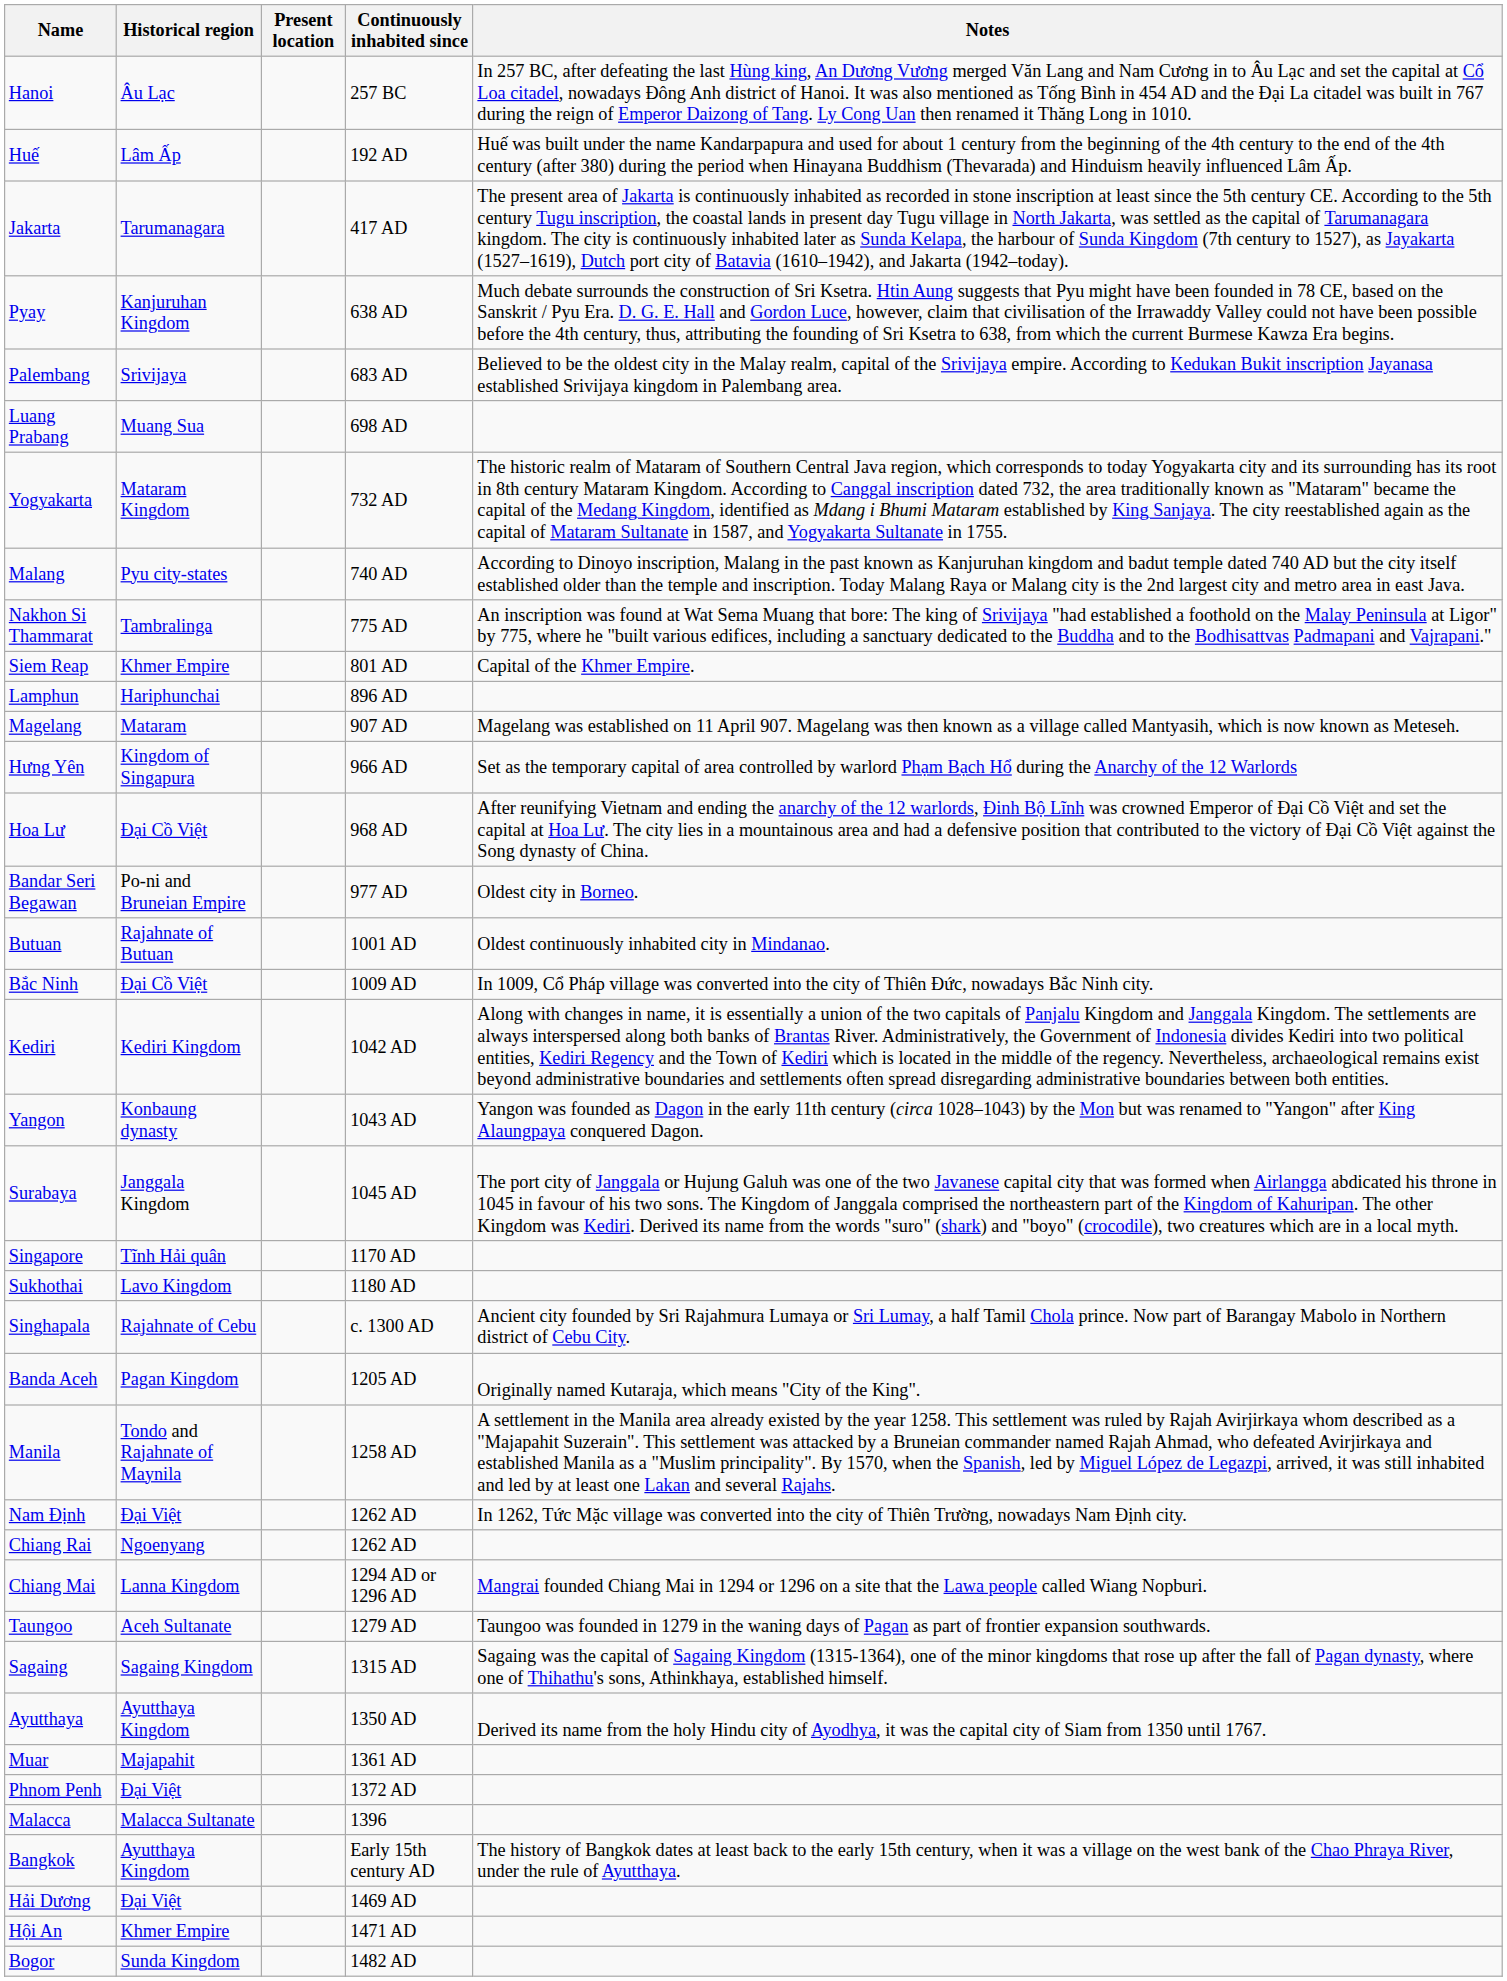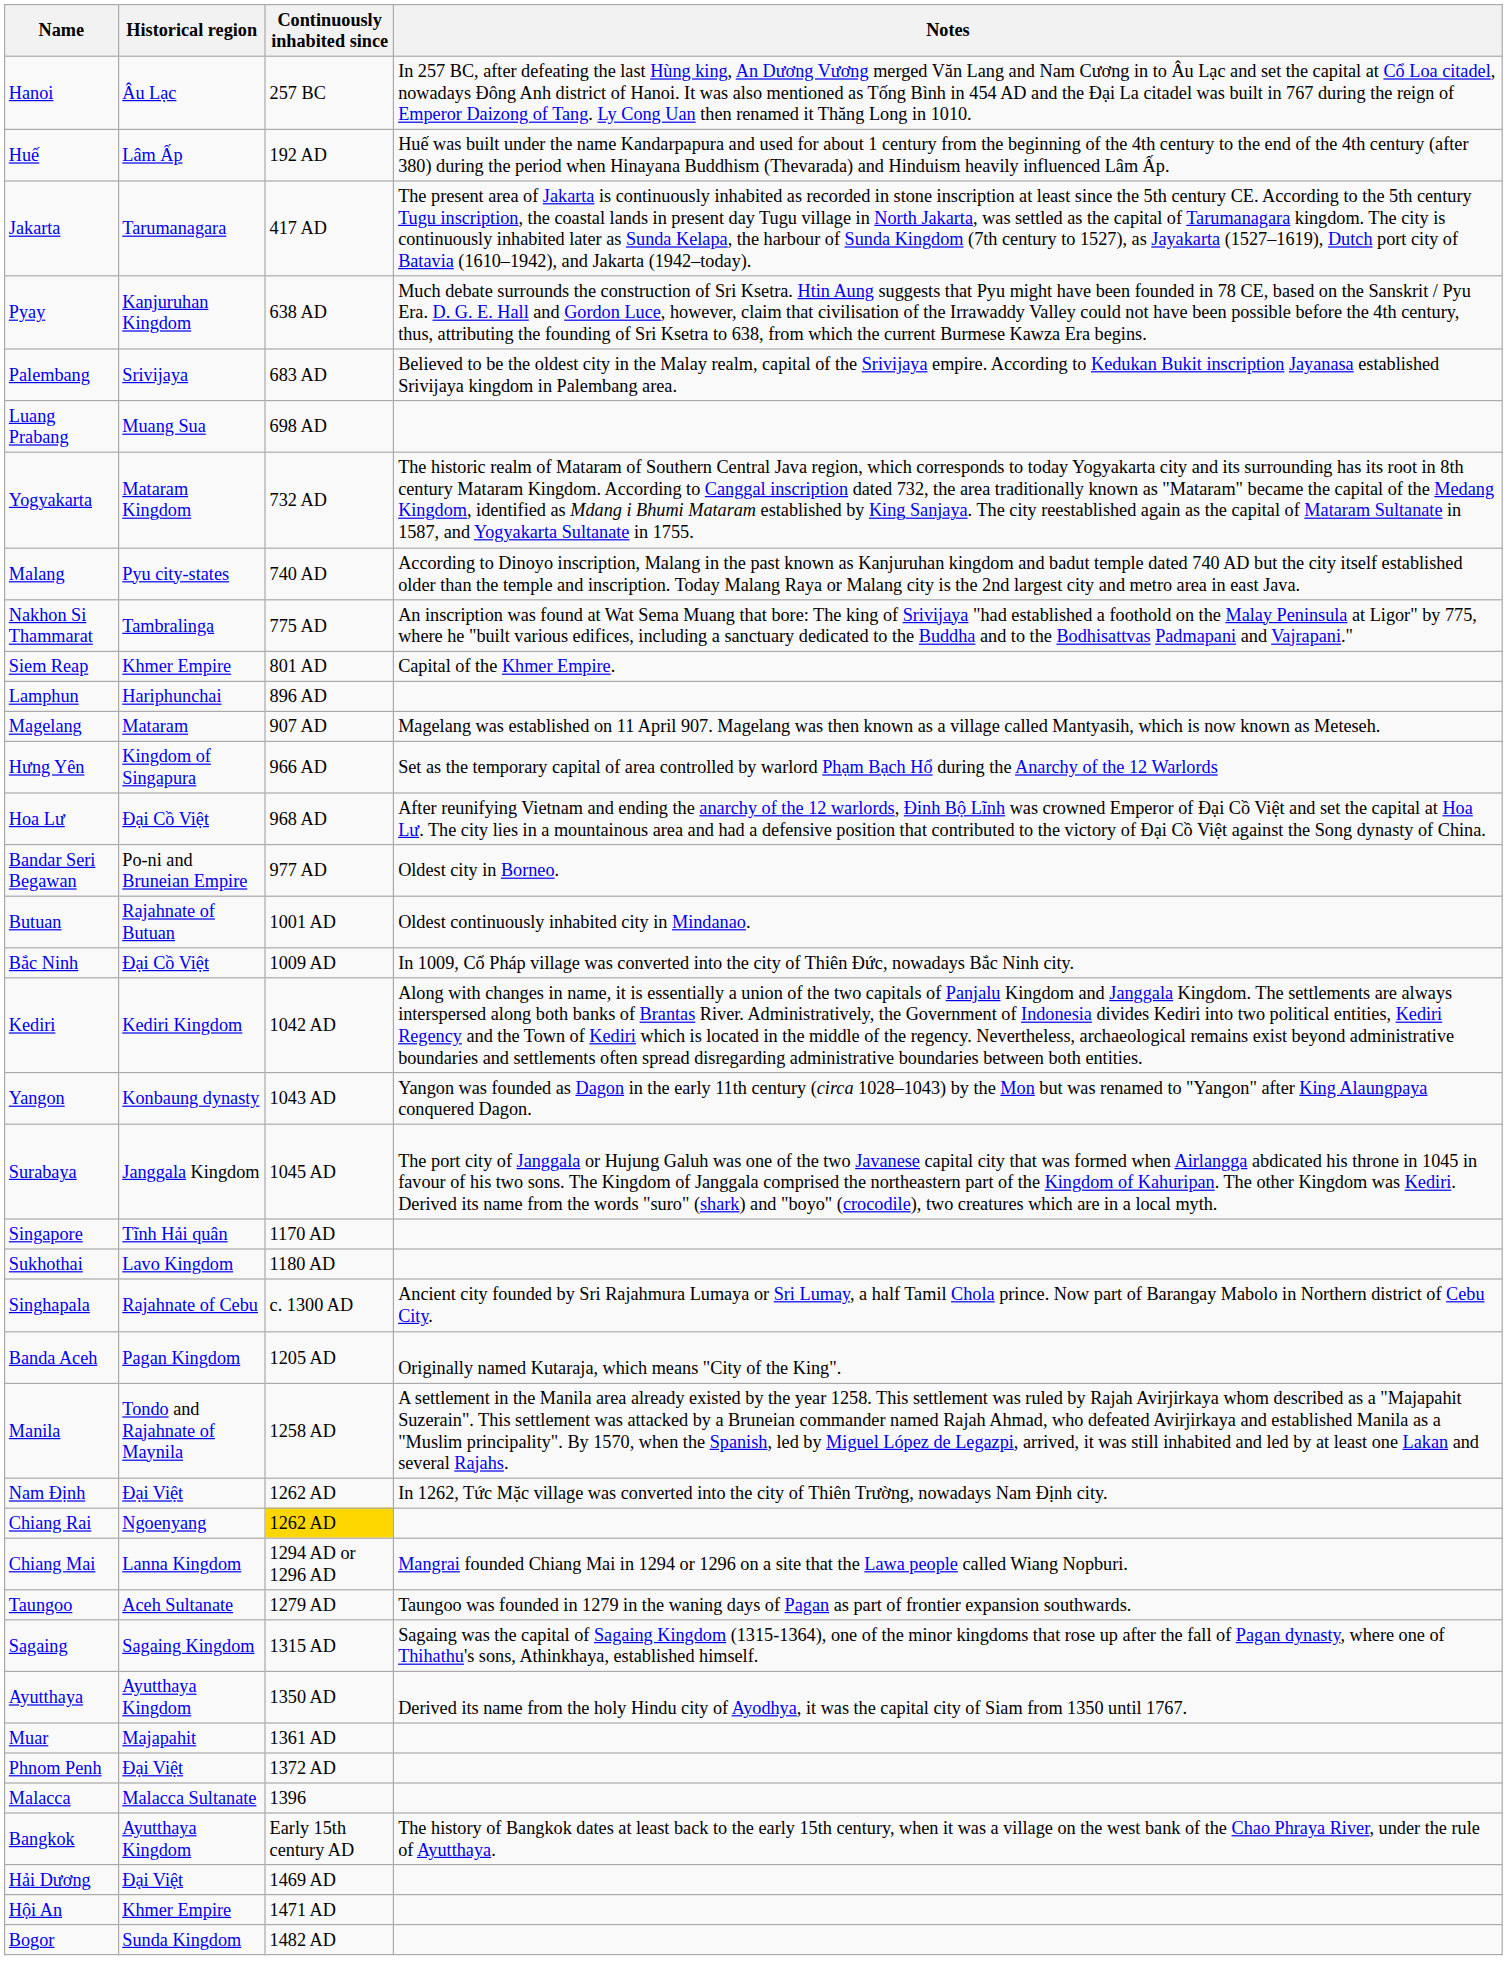- column: (303, 30)
(383, 1544) no background -> (303, 1522) gold background
